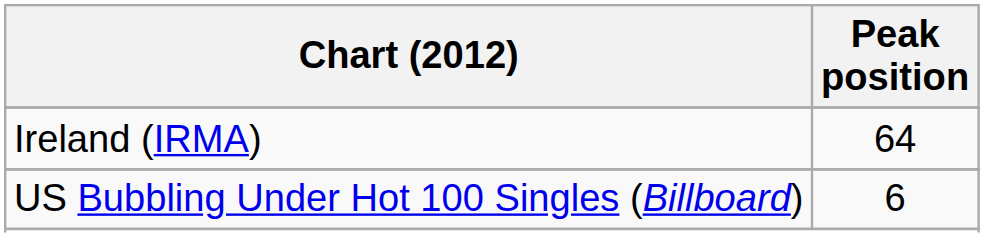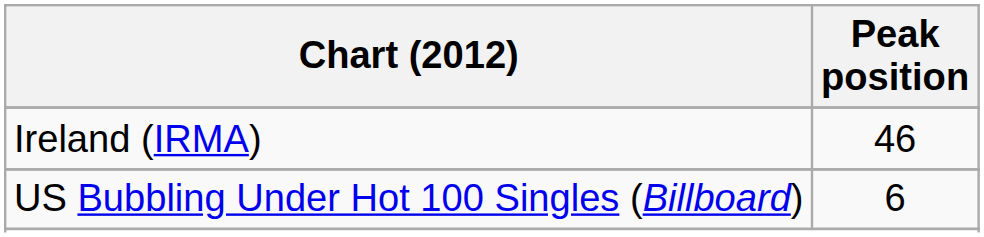(895, 137) 64 -> (895, 137) 46
